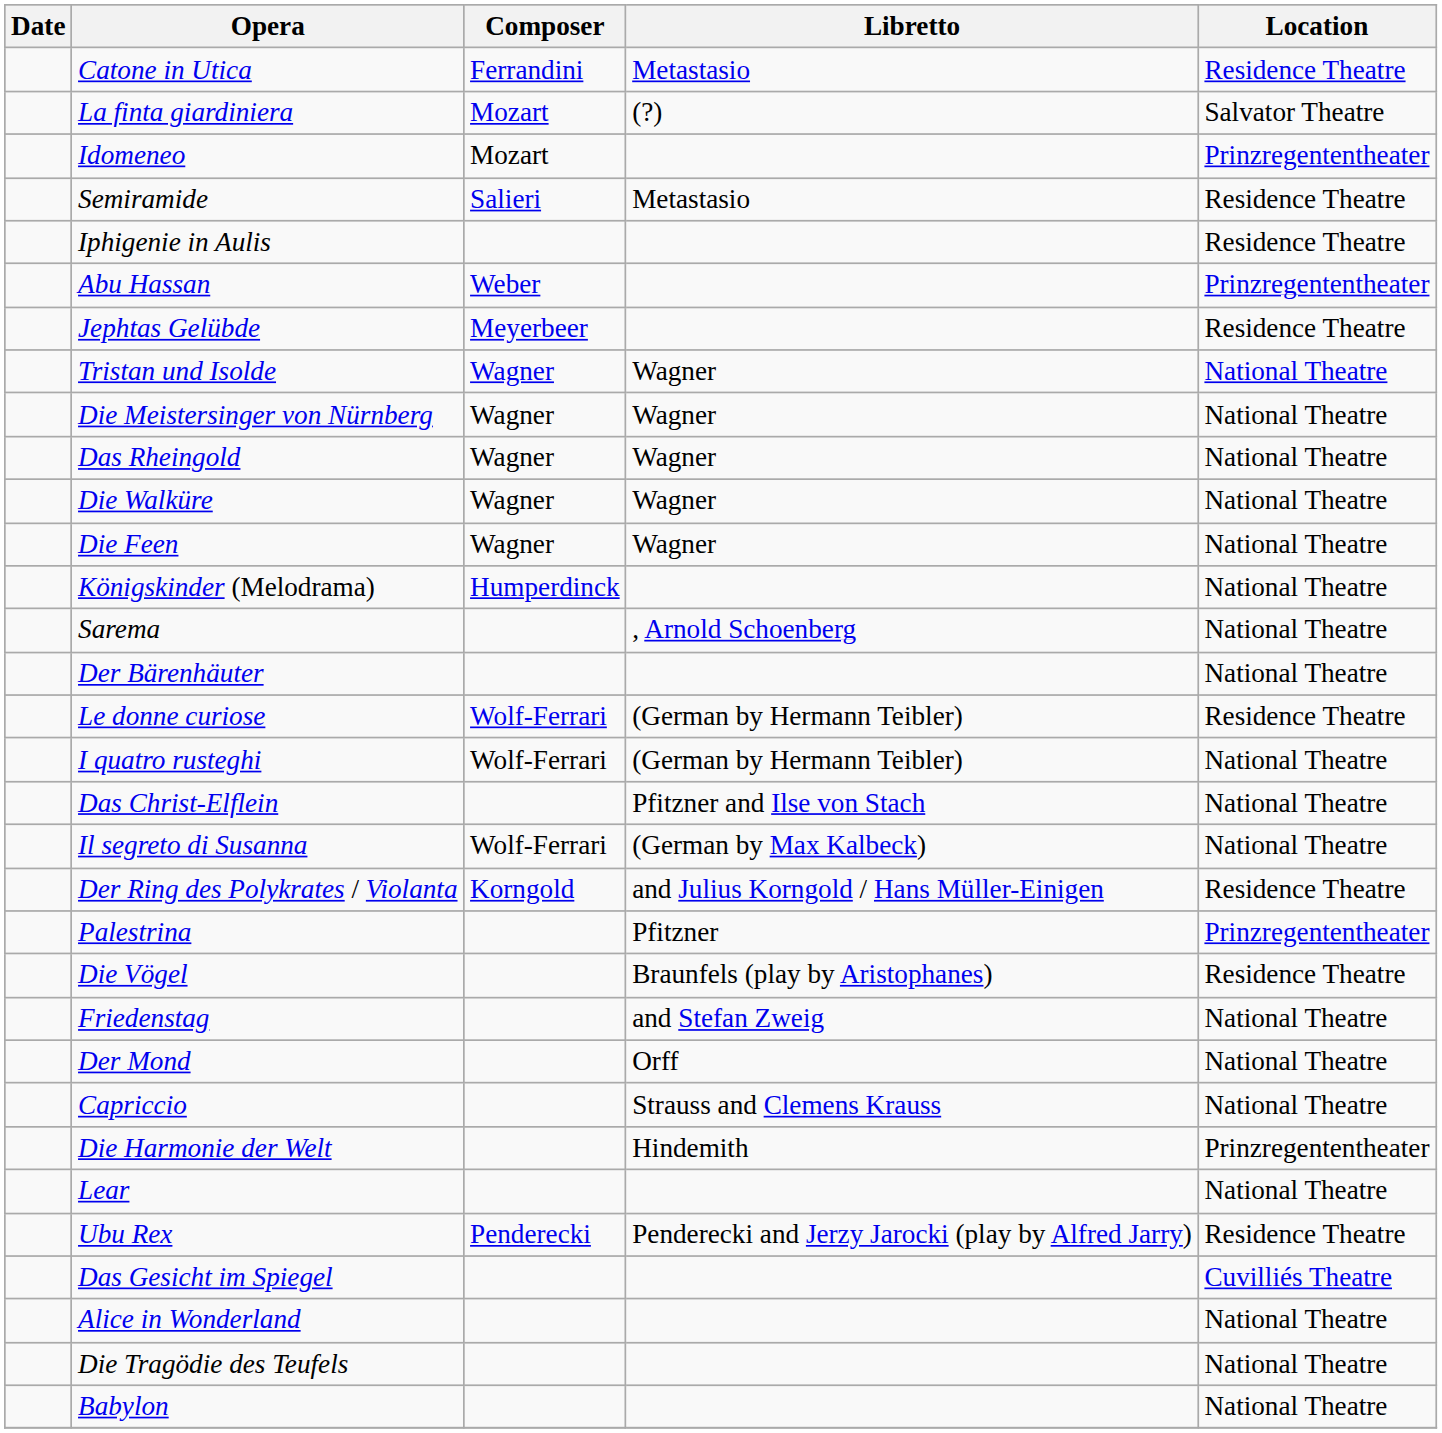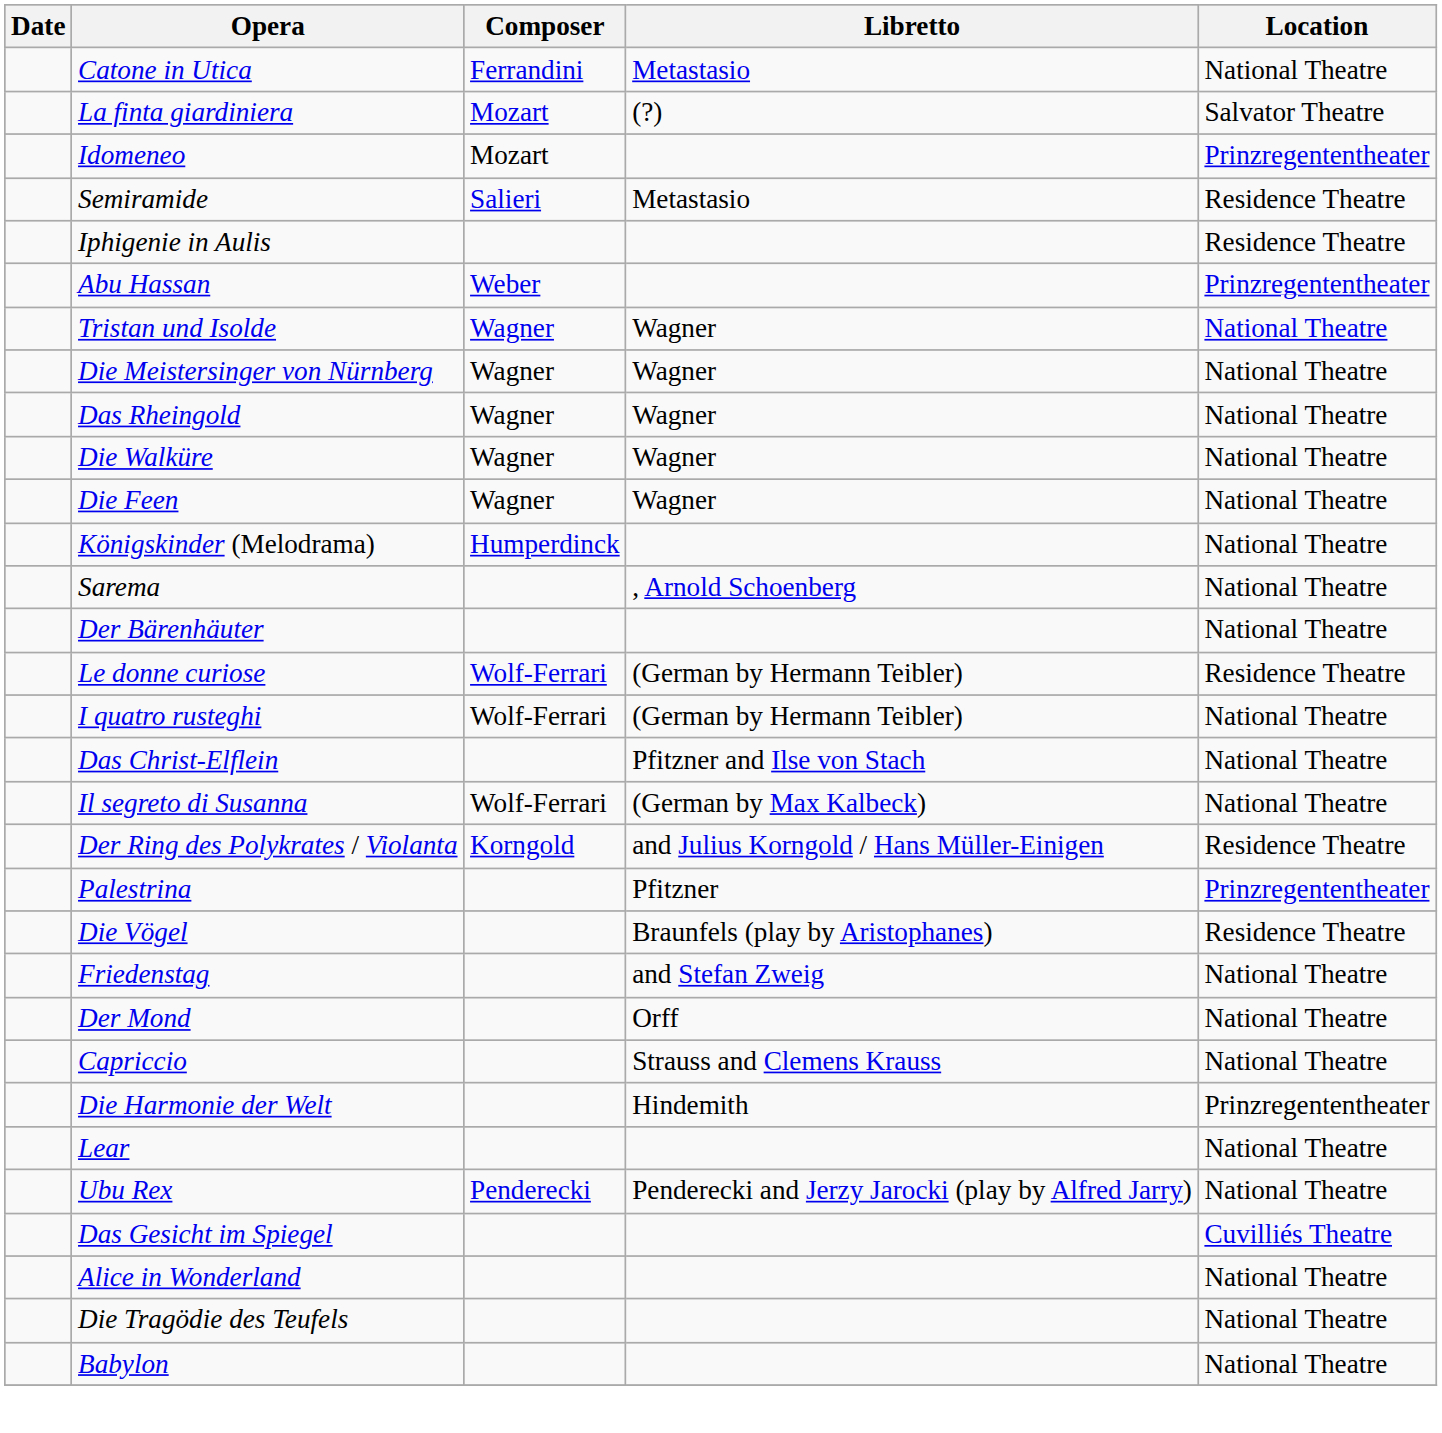(1305, 69) Residence Theatre -> (1296, 69) National Theatre
- row: (169, 328)
(1305, 1233) Residence Theatre -> (1296, 1190) National Theatre
